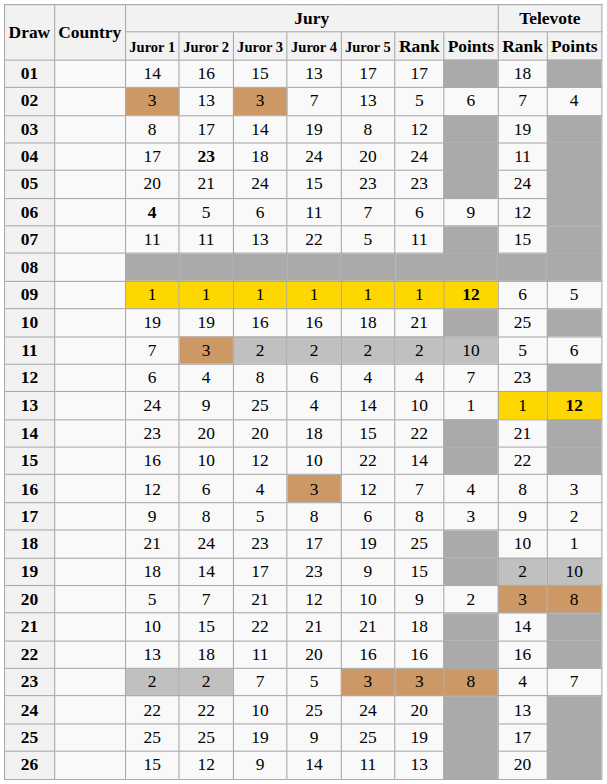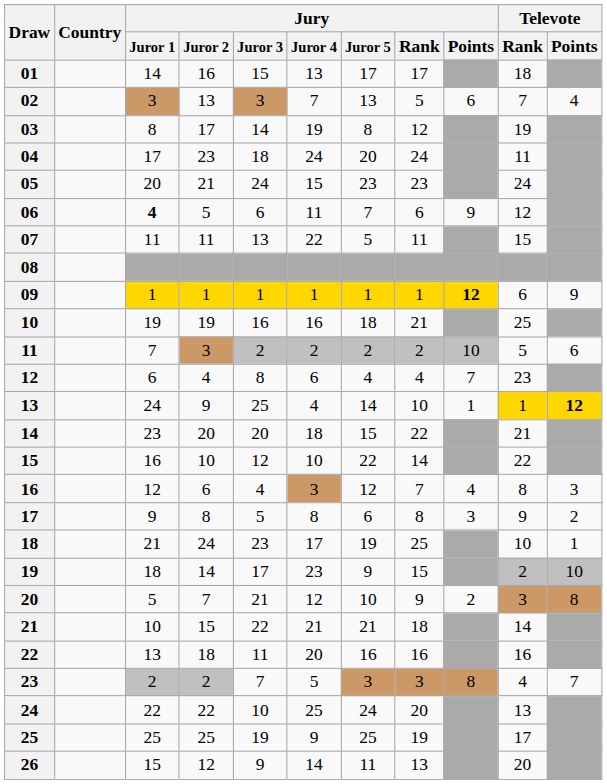(206, 156) bold -> (206, 156) normal
(574, 294) 5 -> (574, 294) 9
